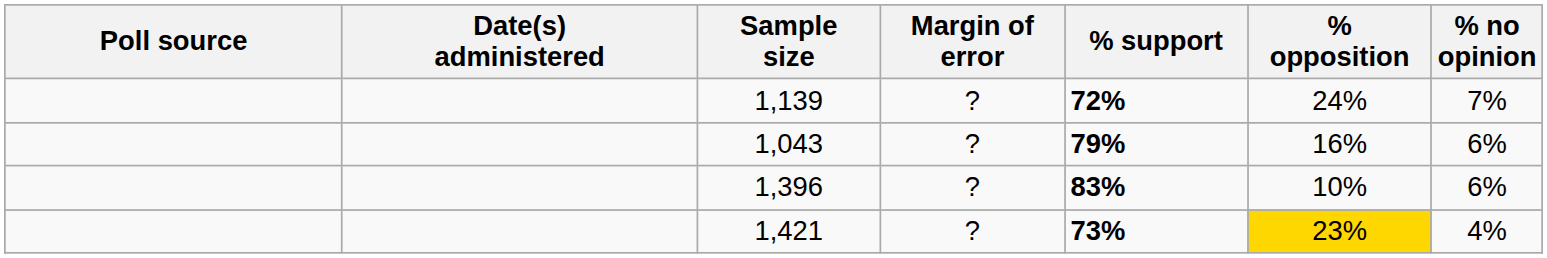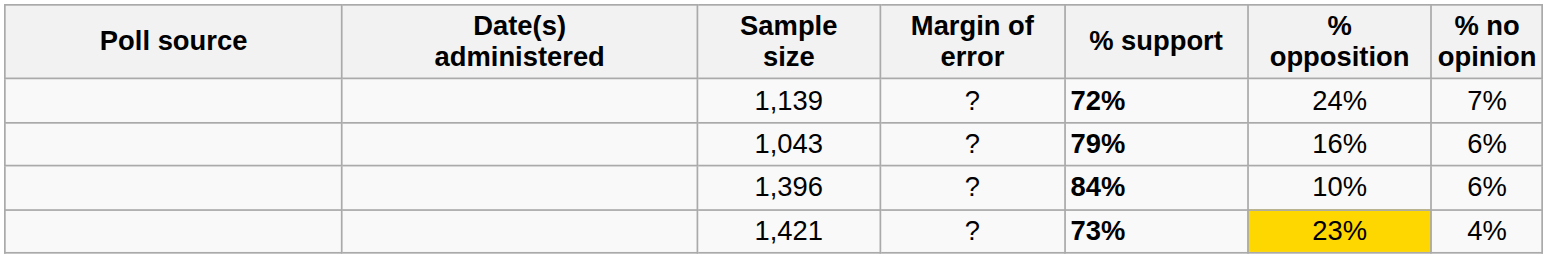(1098, 187) 83% -> (1098, 187) 84%
